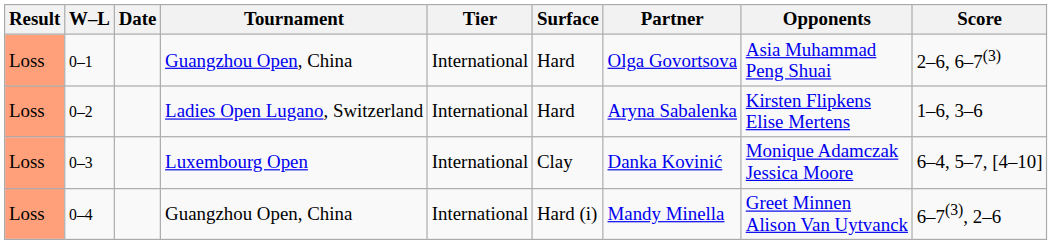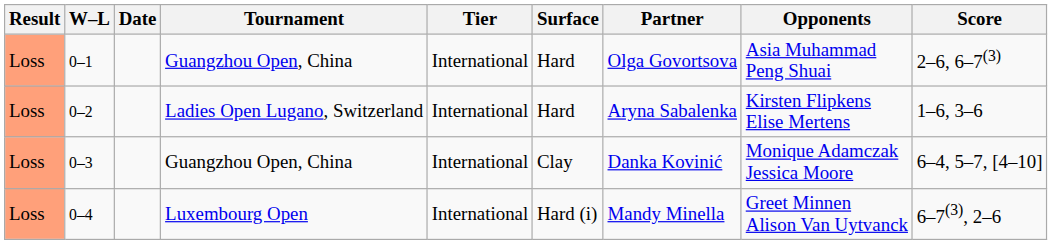(237, 162) Luxembourg Open -> (259, 162) Guangzhou Open, China
(259, 213) Guangzhou Open, China -> (237, 213) Luxembourg Open
